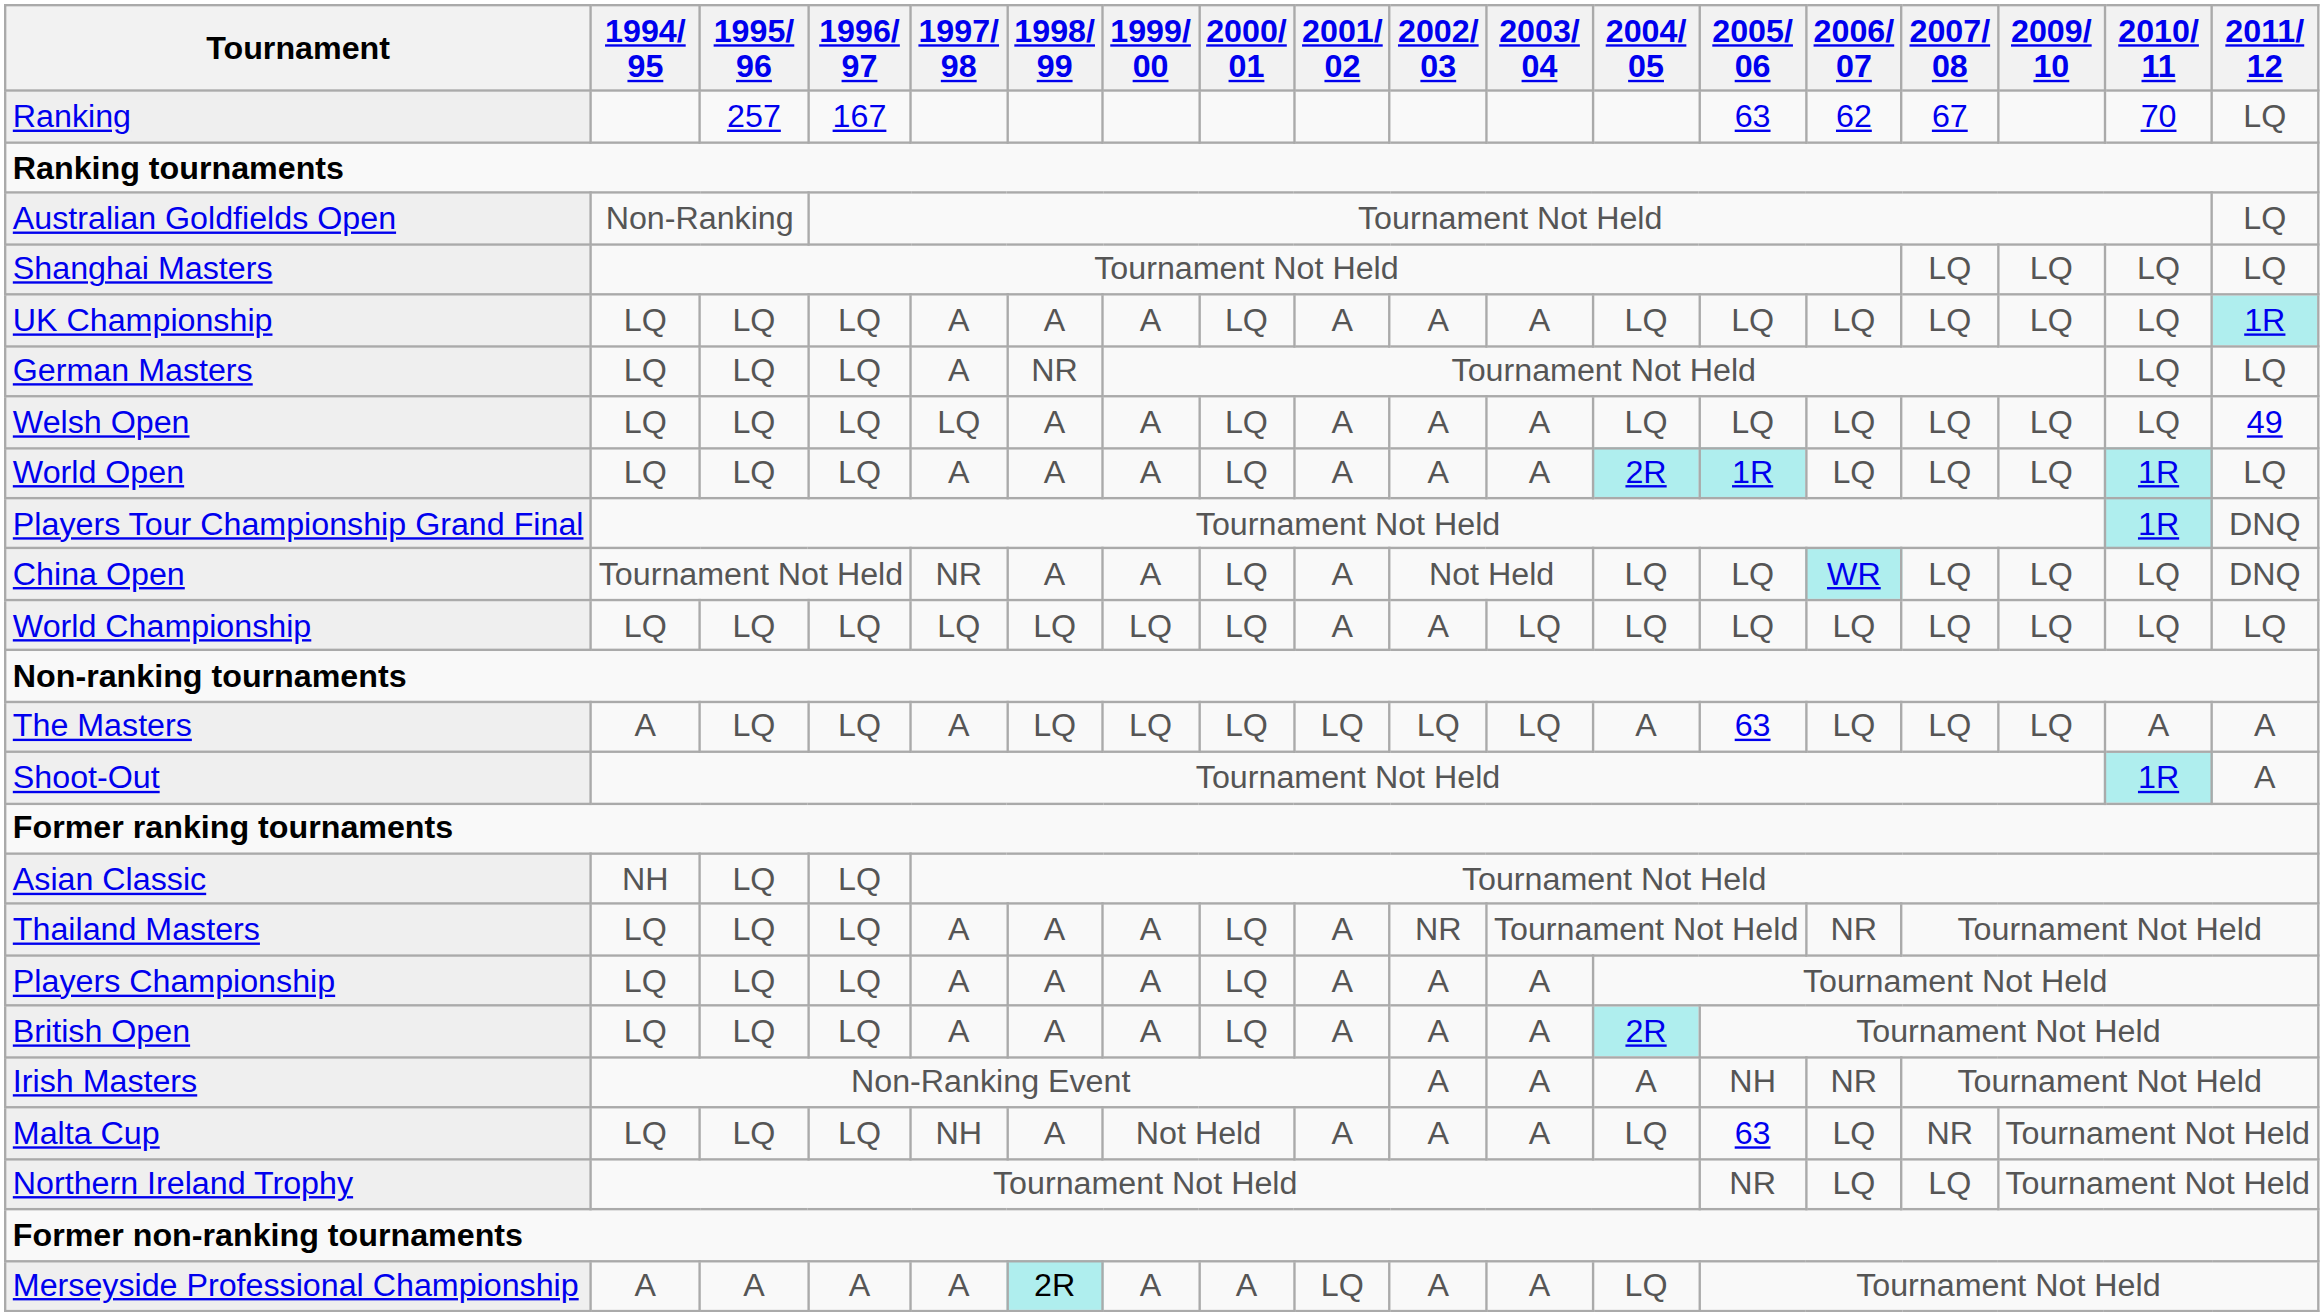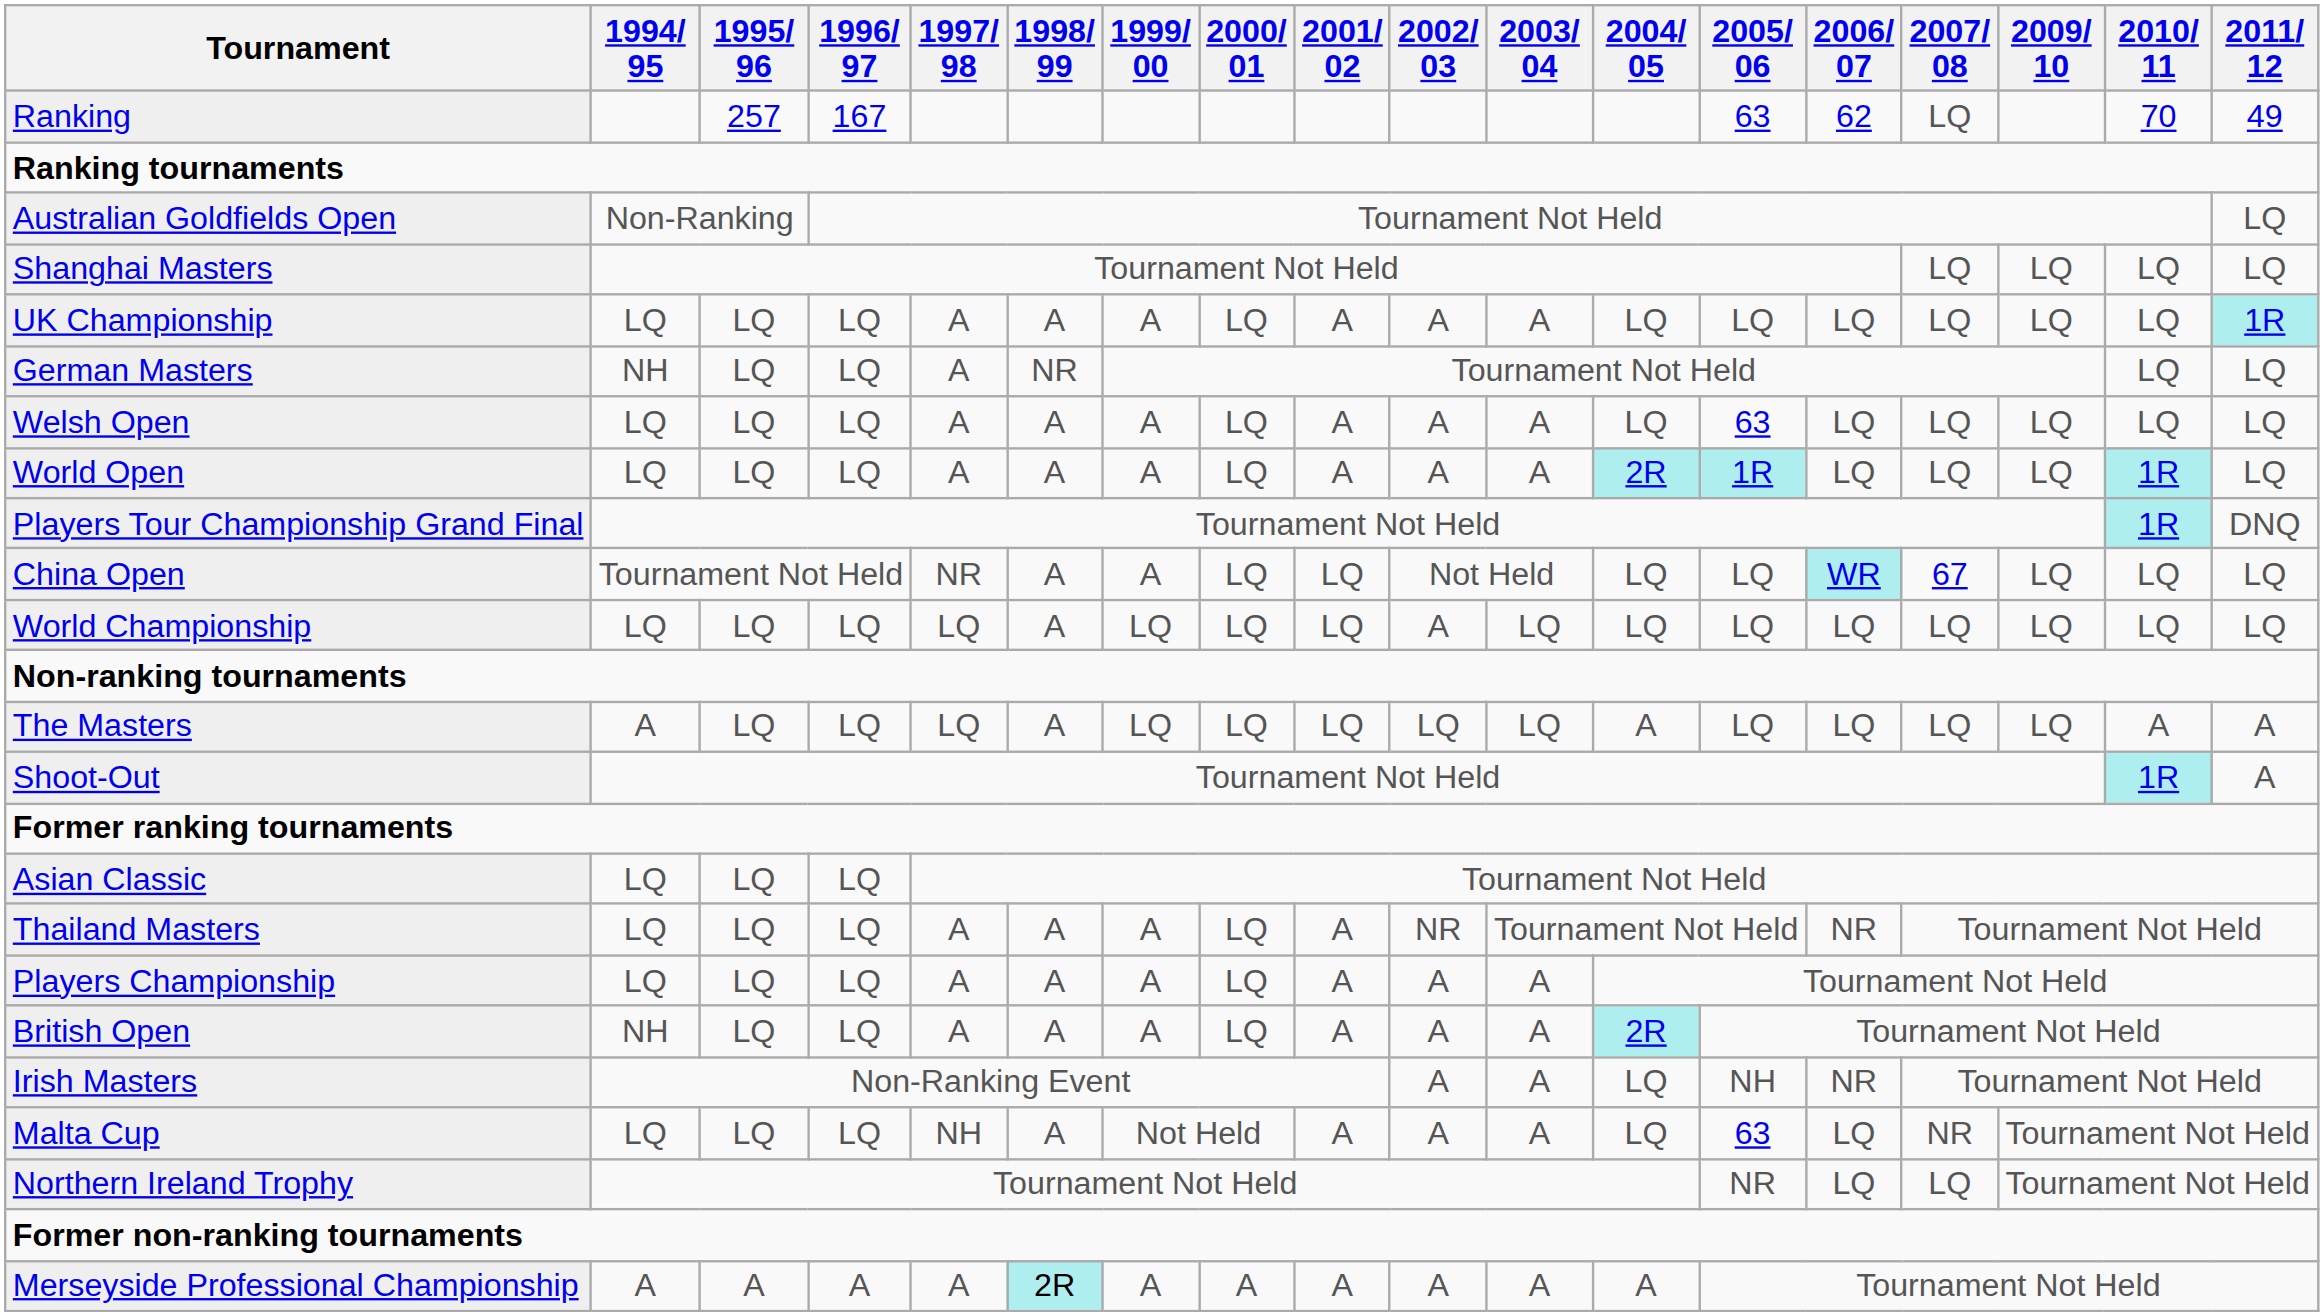(1950, 117) 67 -> (1950, 117) LQ
(2265, 117) LQ -> (2265, 117) 49
(645, 371) LQ -> (645, 371) NH
(959, 421) LQ -> (959, 421) A
(1753, 421) LQ -> (1753, 421) 63
(2265, 421) 49 -> (2265, 421) LQ
(1342, 574) A -> (1342, 574) LQ
(1950, 574) LQ -> (1950, 574) 67
(2265, 574) DNQ -> (2265, 574) LQ
(1055, 625) LQ -> (1055, 625) A
(1342, 625) A -> (1342, 625) LQ
(959, 726) A -> (959, 726) LQ
(1055, 726) LQ -> (1055, 726) A
(1753, 726) 63 -> (1753, 726) LQ
(645, 879) NH -> (645, 879) LQ
(645, 1031) LQ -> (645, 1031) NH
(1646, 1082) A -> (1646, 1082) LQ
(1342, 1285) LQ -> (1342, 1285) A
(1646, 1285) LQ -> (1646, 1285) A
